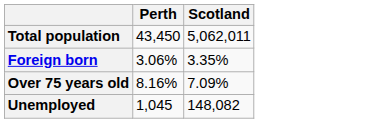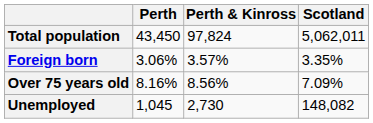+ column: (241, 14)
